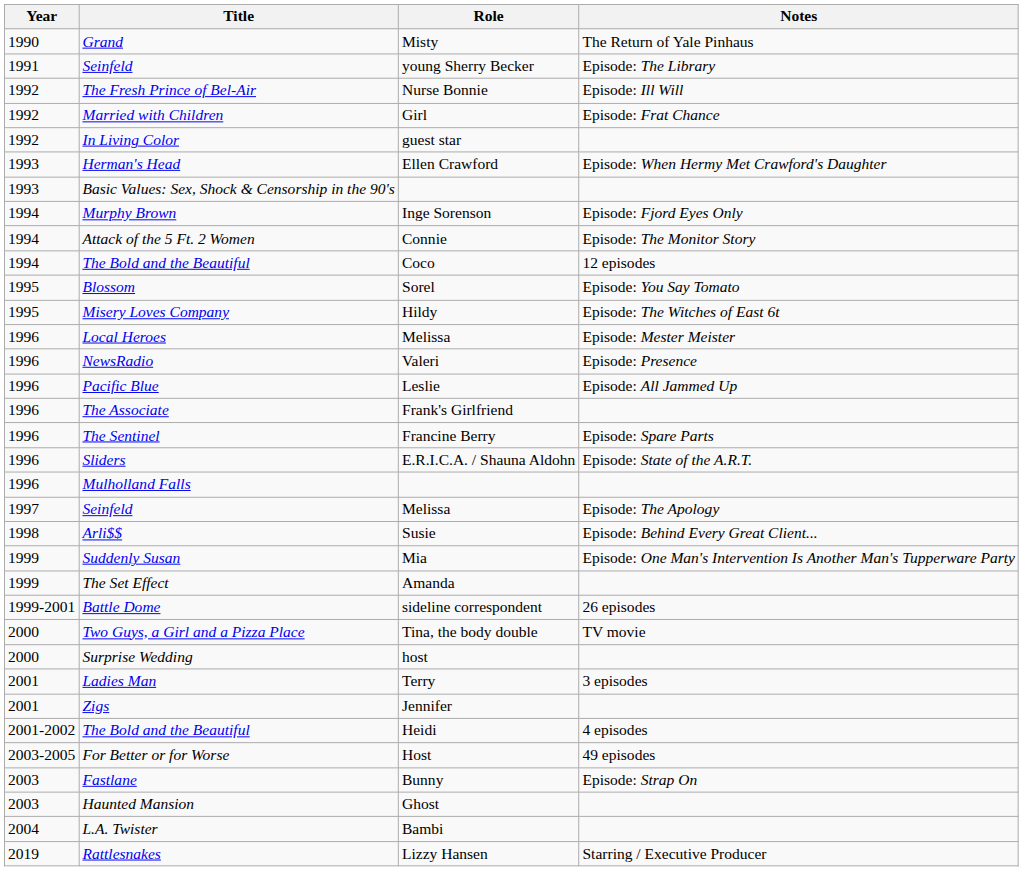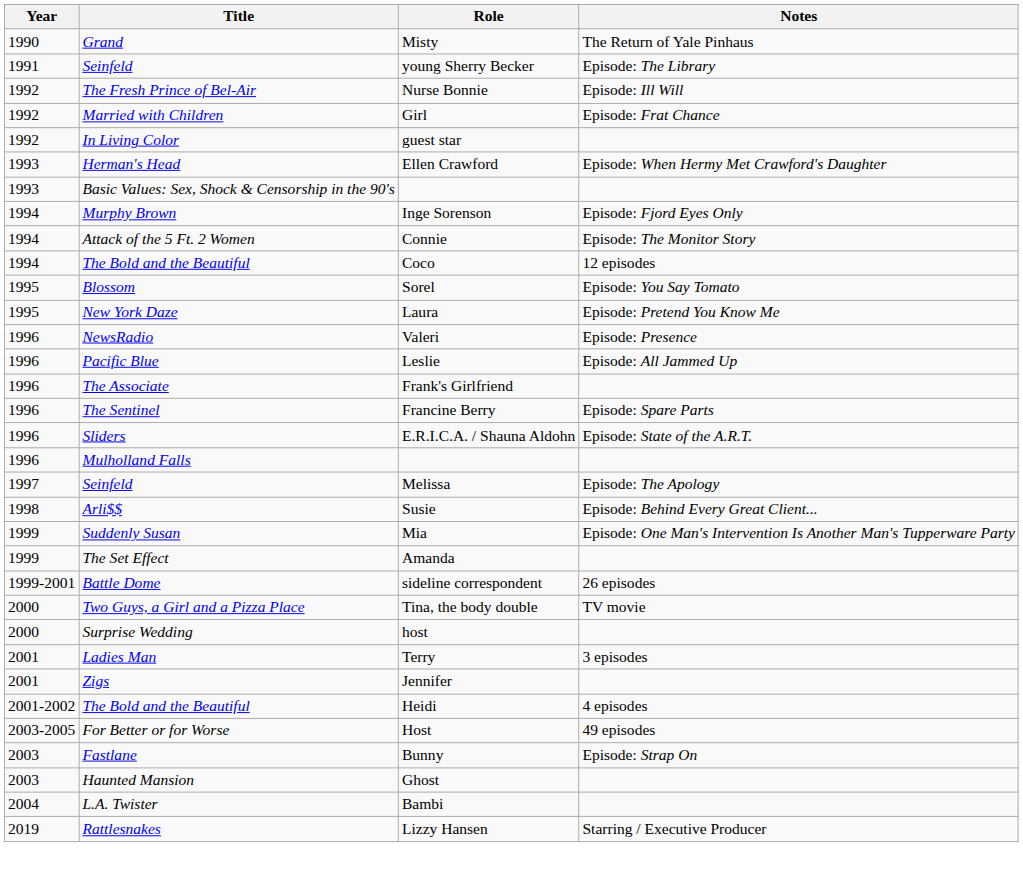+ row: (130, 312)
- row: (156, 312)
- row: (124, 336)
